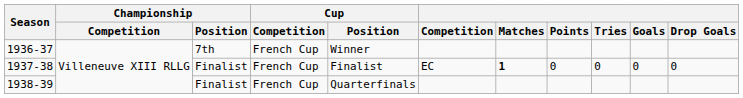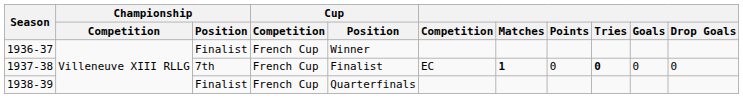(205, 49) 7th -> (221, 49) Finalist
(221, 67) Finalist -> (205, 67) 7th
(598, 67) normal -> (598, 67) bold
